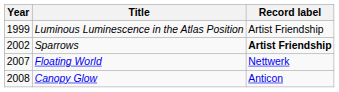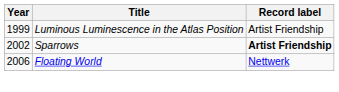(18, 62) 2007 -> (18, 62) 2006
- row: (66, 78)
